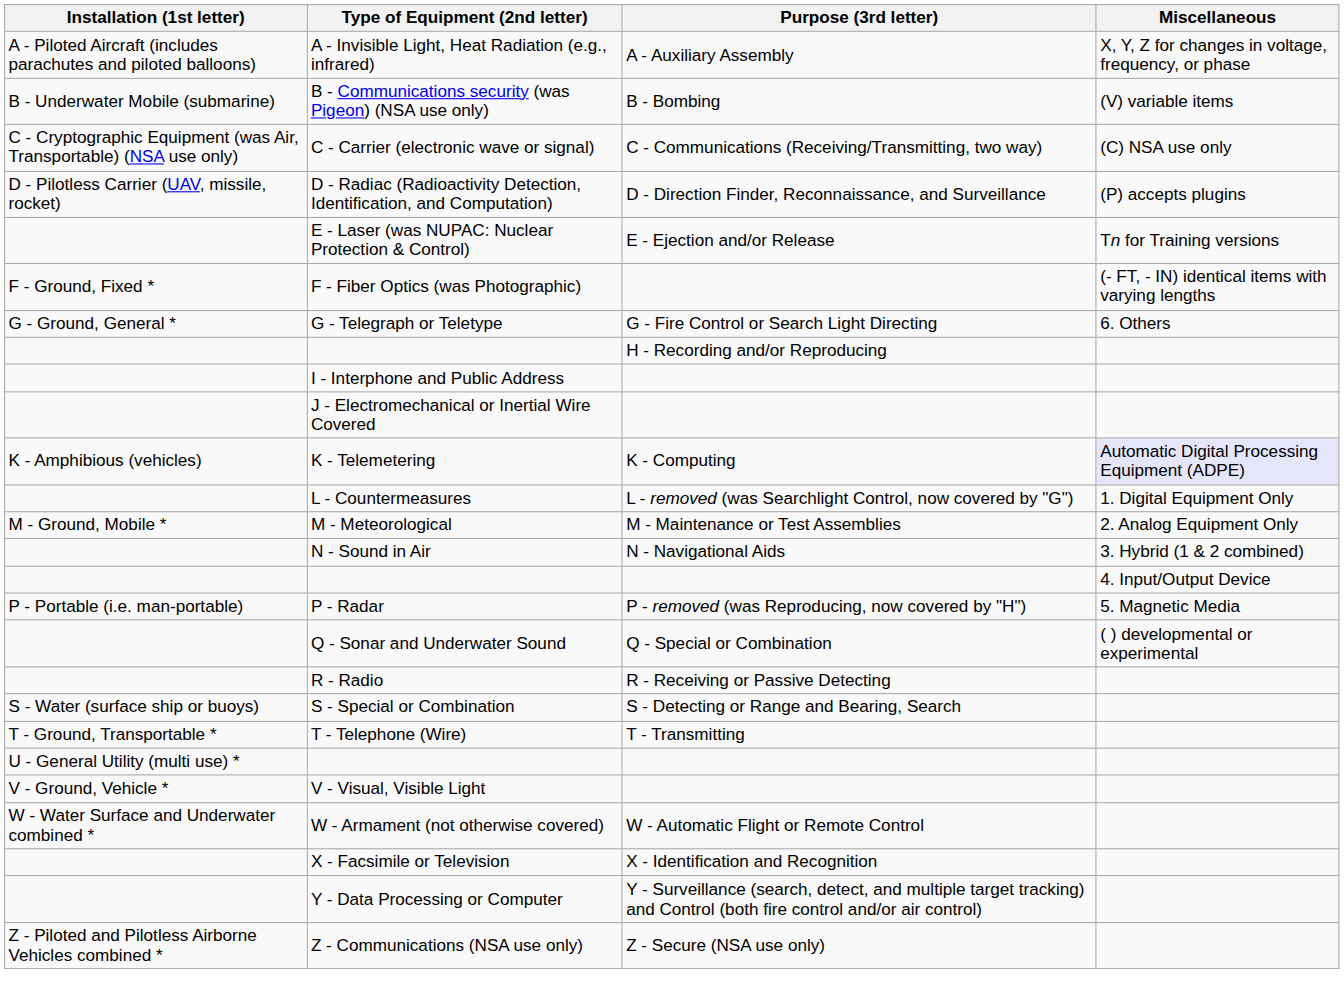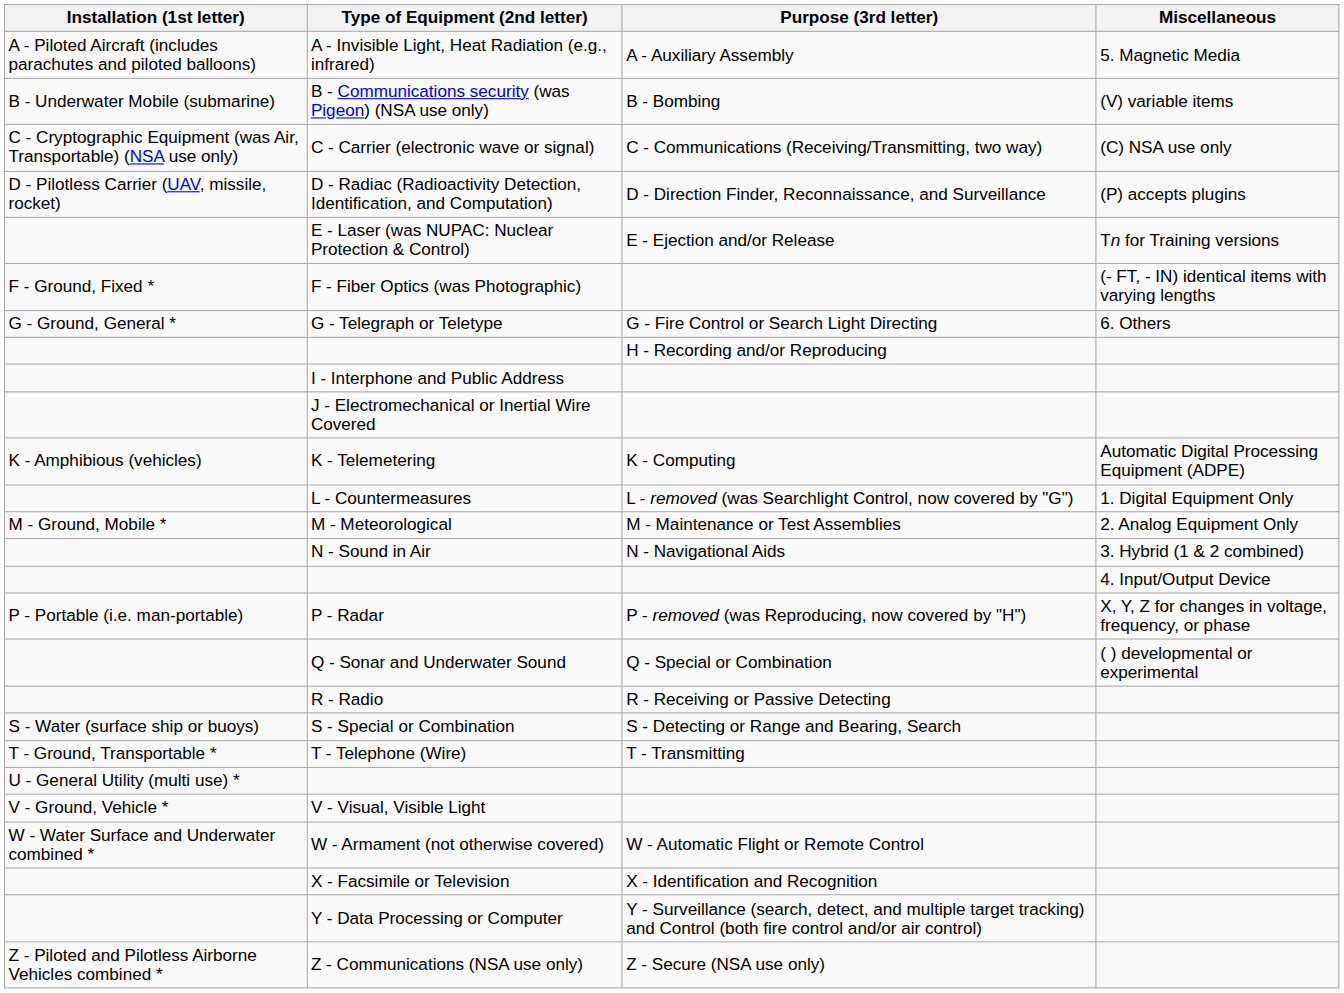(1214, 54) X, Y, Z for changes in voltage, frequency, or phase -> (1170, 54) 5. Magnetic Media
(1209, 461) lavender background -> (1209, 461) no background
(1170, 606) 5. Magnetic Media -> (1214, 616) X, Y, Z for changes in voltage, frequency, or phase
